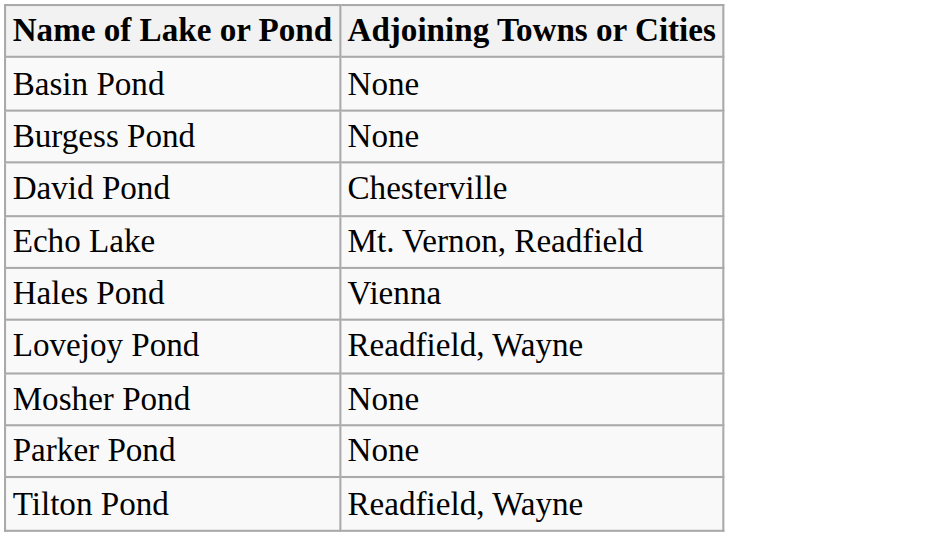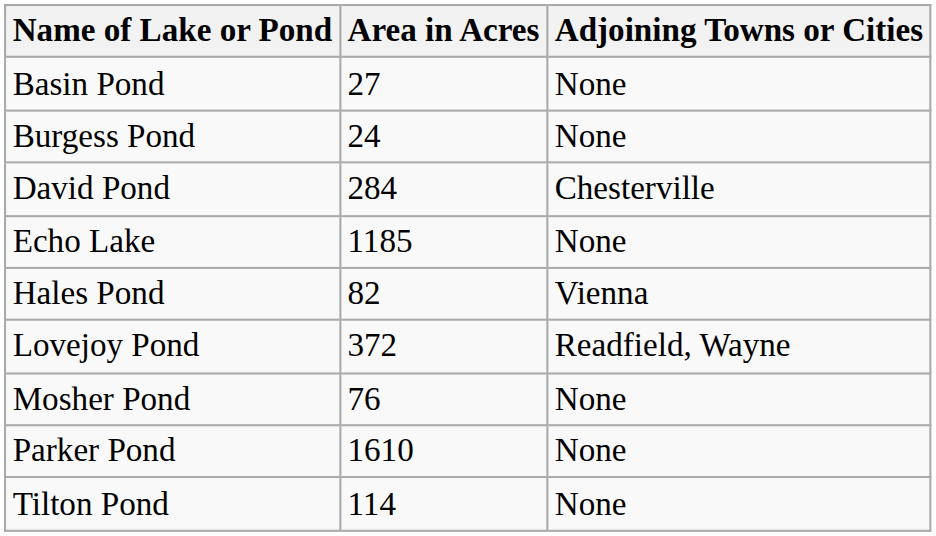+ column: (443, 30)
(495, 240) Mt. Vernon, Readfield -> (591, 240) None
(465, 503) Readfield, Wayne -> (591, 503) None
